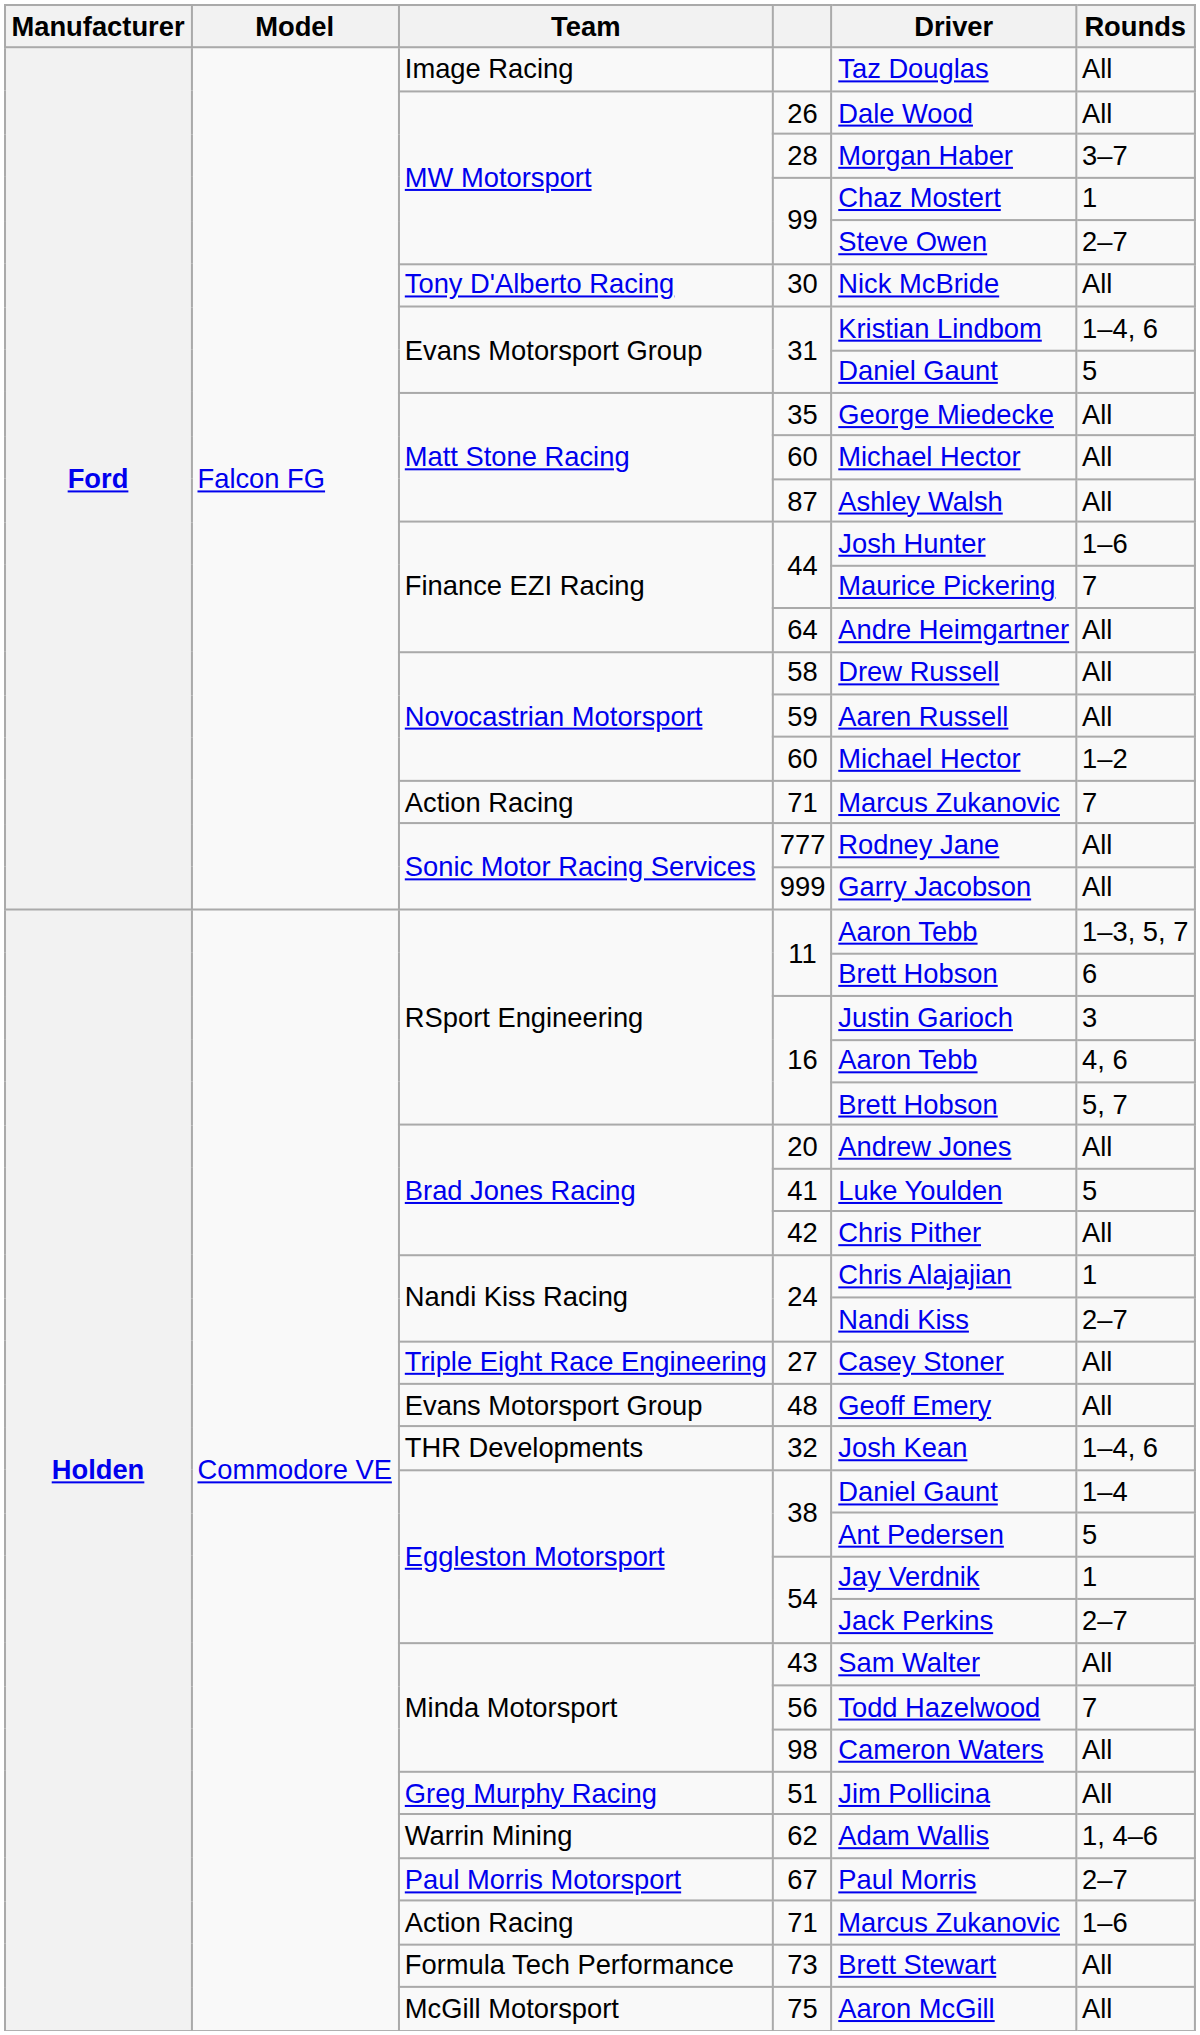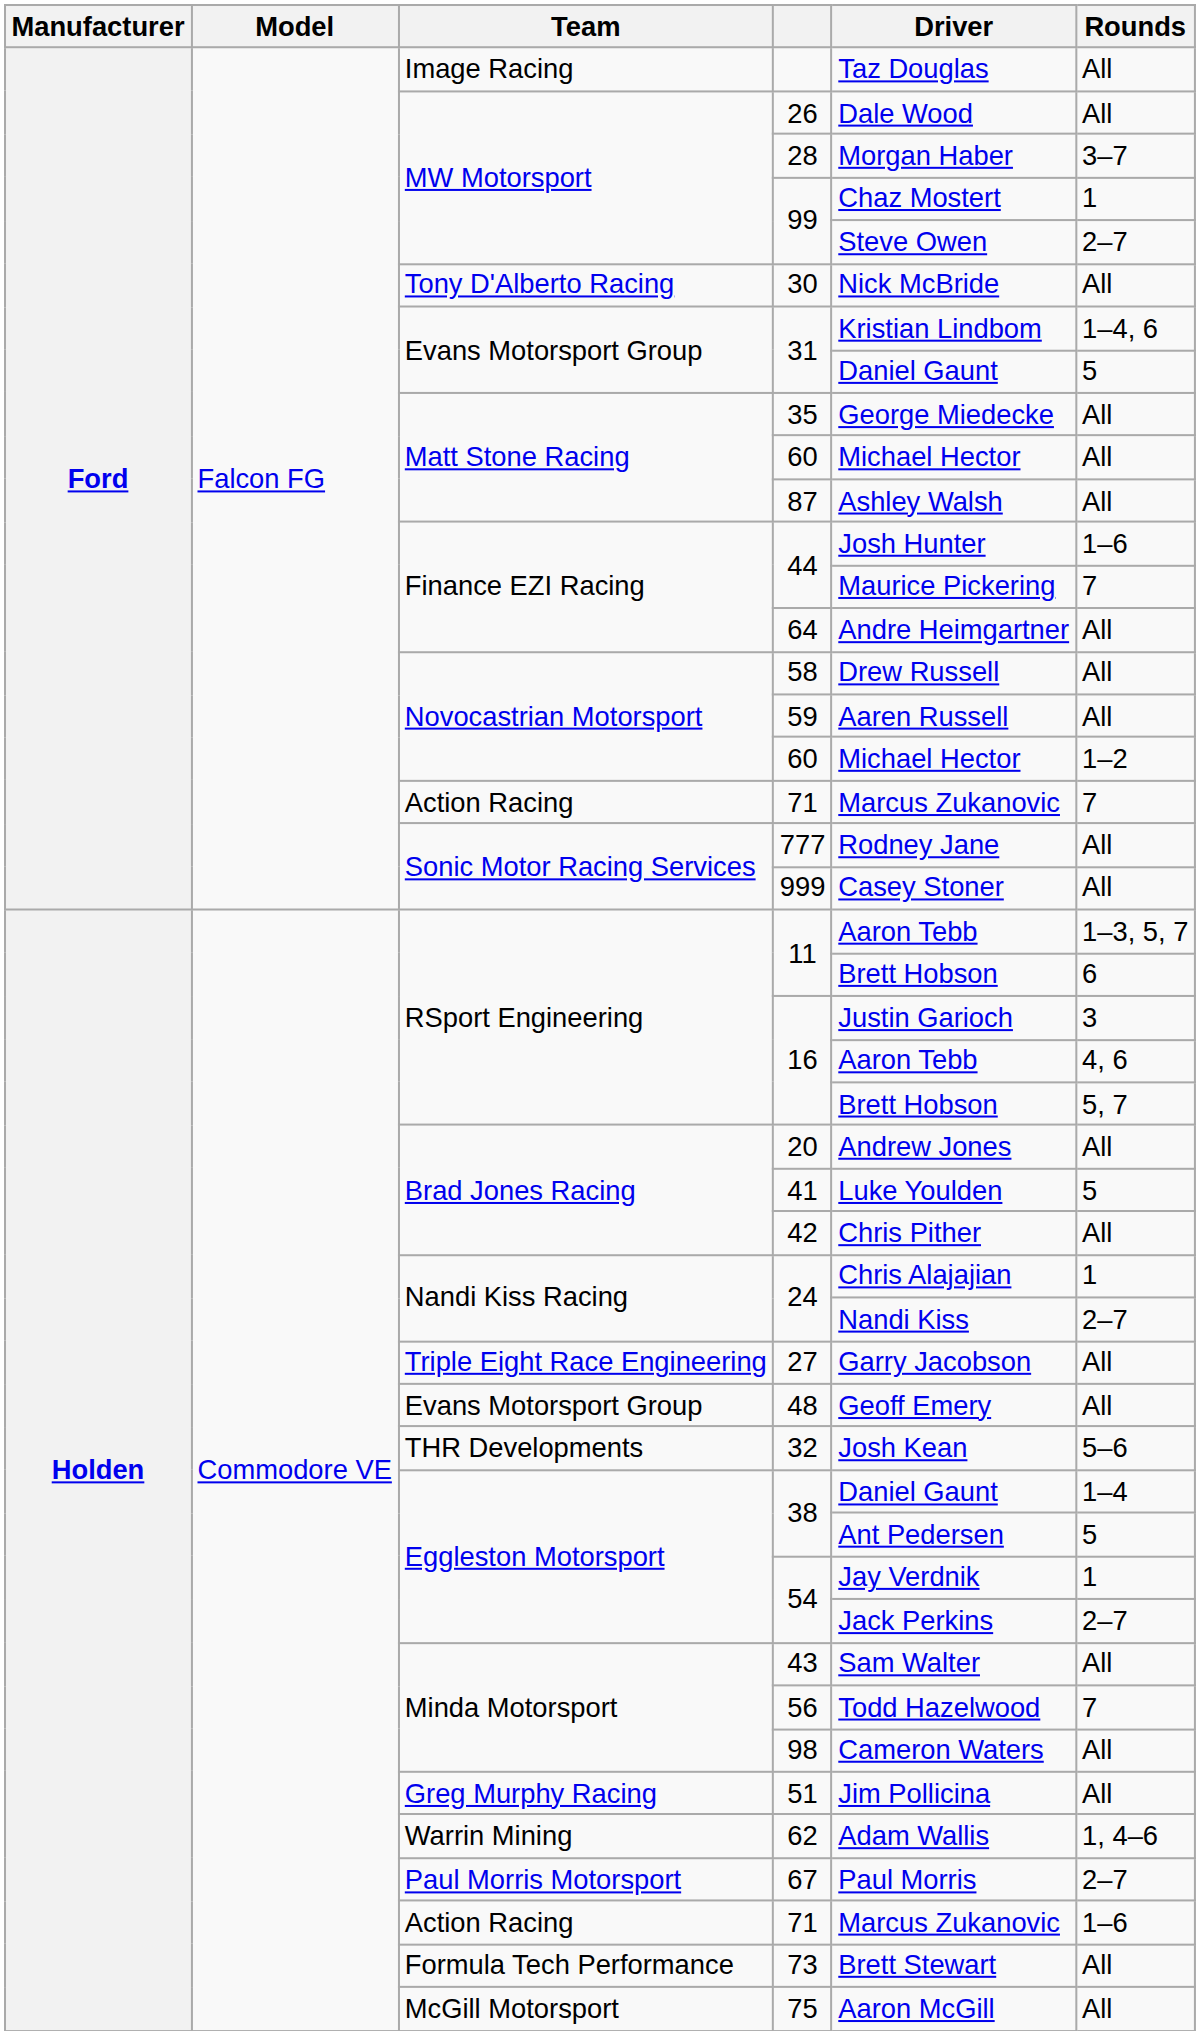(935, 888) Garry Jacobson -> (921, 888) Casey Stoner
(921, 1362) Casey Stoner -> (935, 1362) Garry Jacobson
(1120, 1448) 1–4, 6 -> (1105, 1448) 5–6
